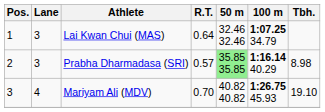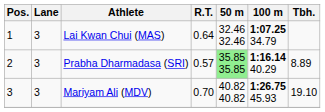(301, 64) 8.98 -> (301, 64) 8.89
(37, 92) 4 -> (37, 92) 3
